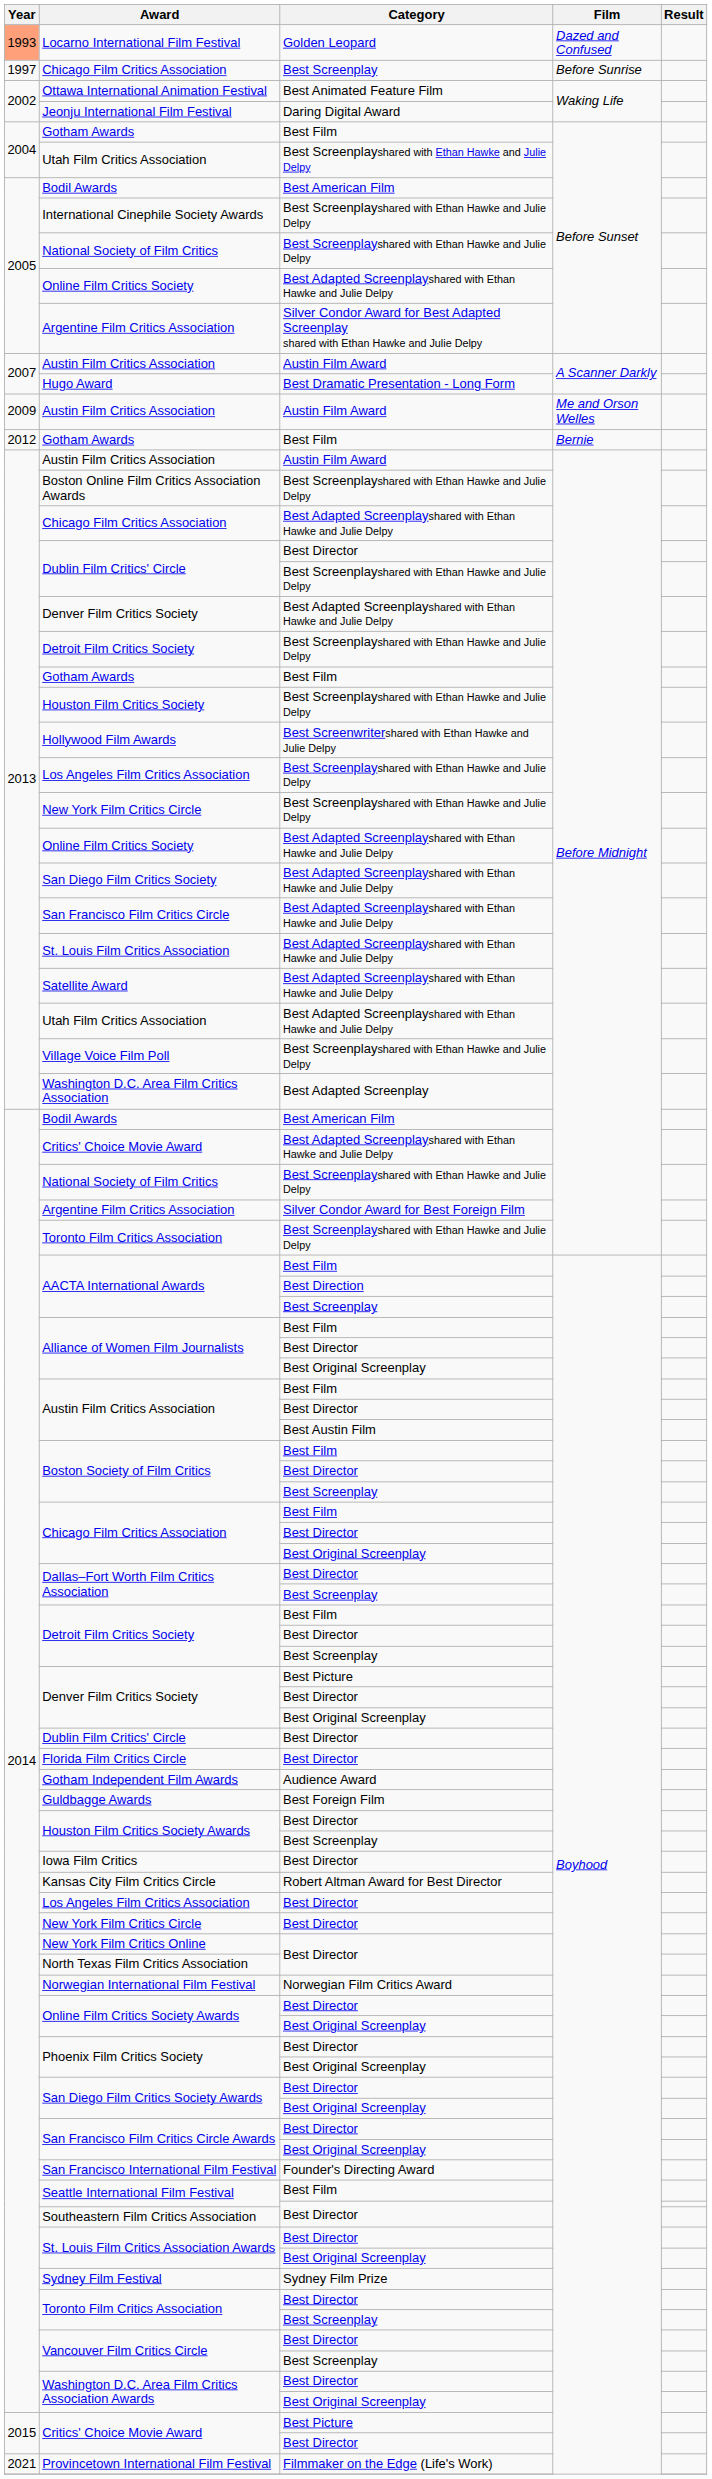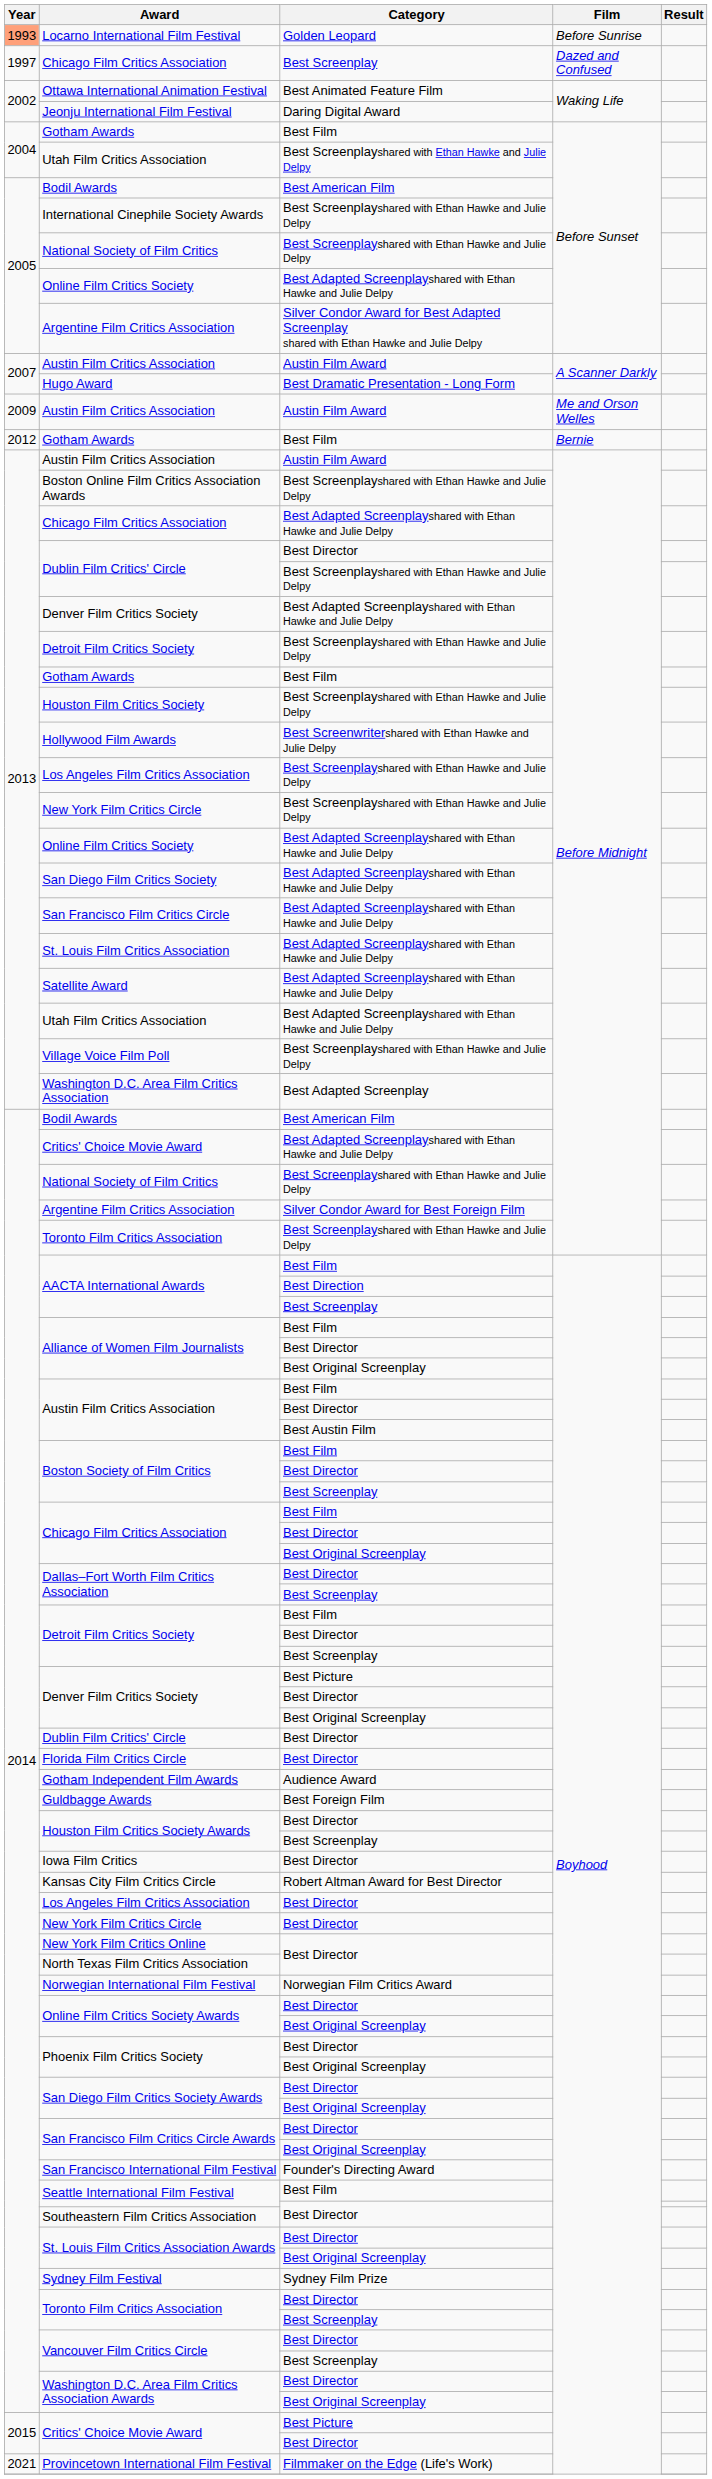(587, 42) Dazed and Confused -> (599, 35) Before Sunrise
(599, 70) Before Sunrise -> (587, 63) Dazed and Confused
